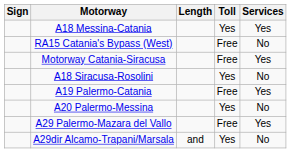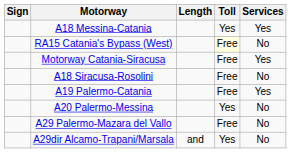(227, 44) no background -> (227, 44) lightyellow background
(227, 76) Yes -> (227, 76) Free
(263, 124) Yes -> (263, 124) No
